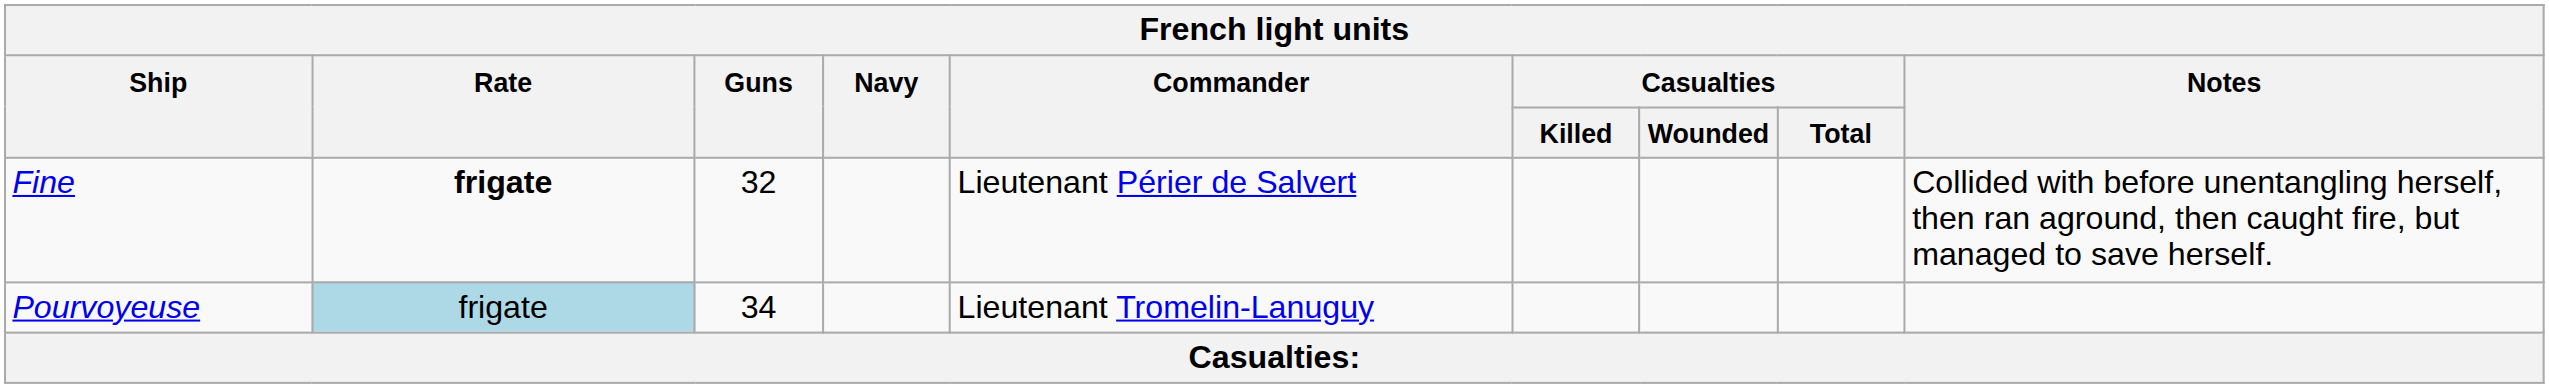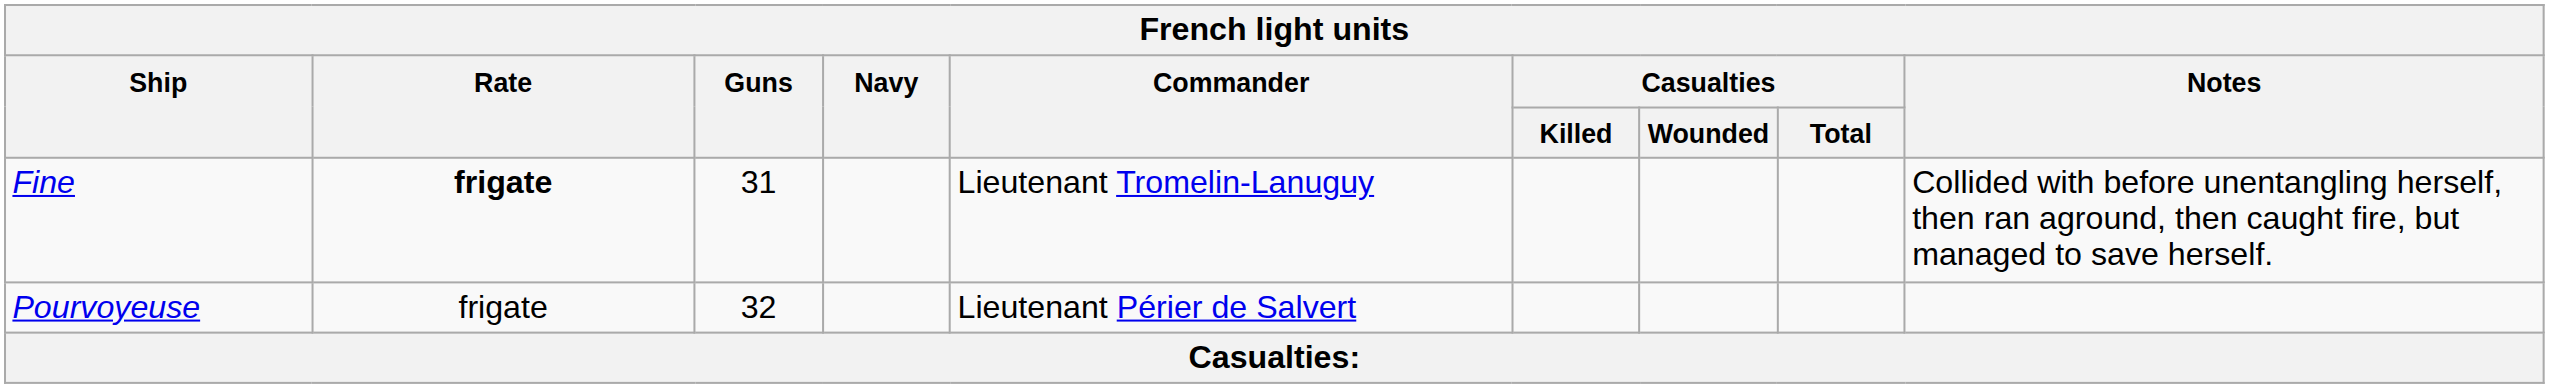(759, 183) 32 -> (759, 183) 31
(1157, 183) Lieutenant Périer de Salvert -> (1166, 183) Lieutenant Tromelin-Lanuguy
(503, 306) lightblue background -> (503, 306) no background
(759, 306) 34 -> (759, 306) 32
(1166, 306) Lieutenant Tromelin-Lanuguy -> (1157, 306) Lieutenant Périer de Salvert
